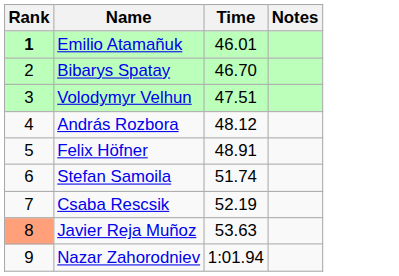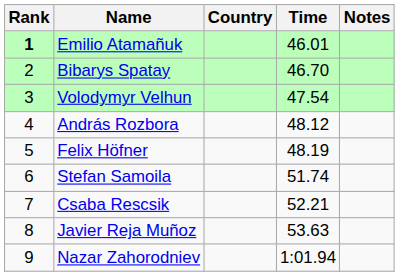+ column: (240, 17)
(236, 97) 47.51 -> (308, 97) 47.54
(236, 151) 48.91 -> (308, 151) 48.19
(236, 204) 52.19 -> (308, 204) 52.21
(29, 230) lightsalmon background -> (29, 230) no background
